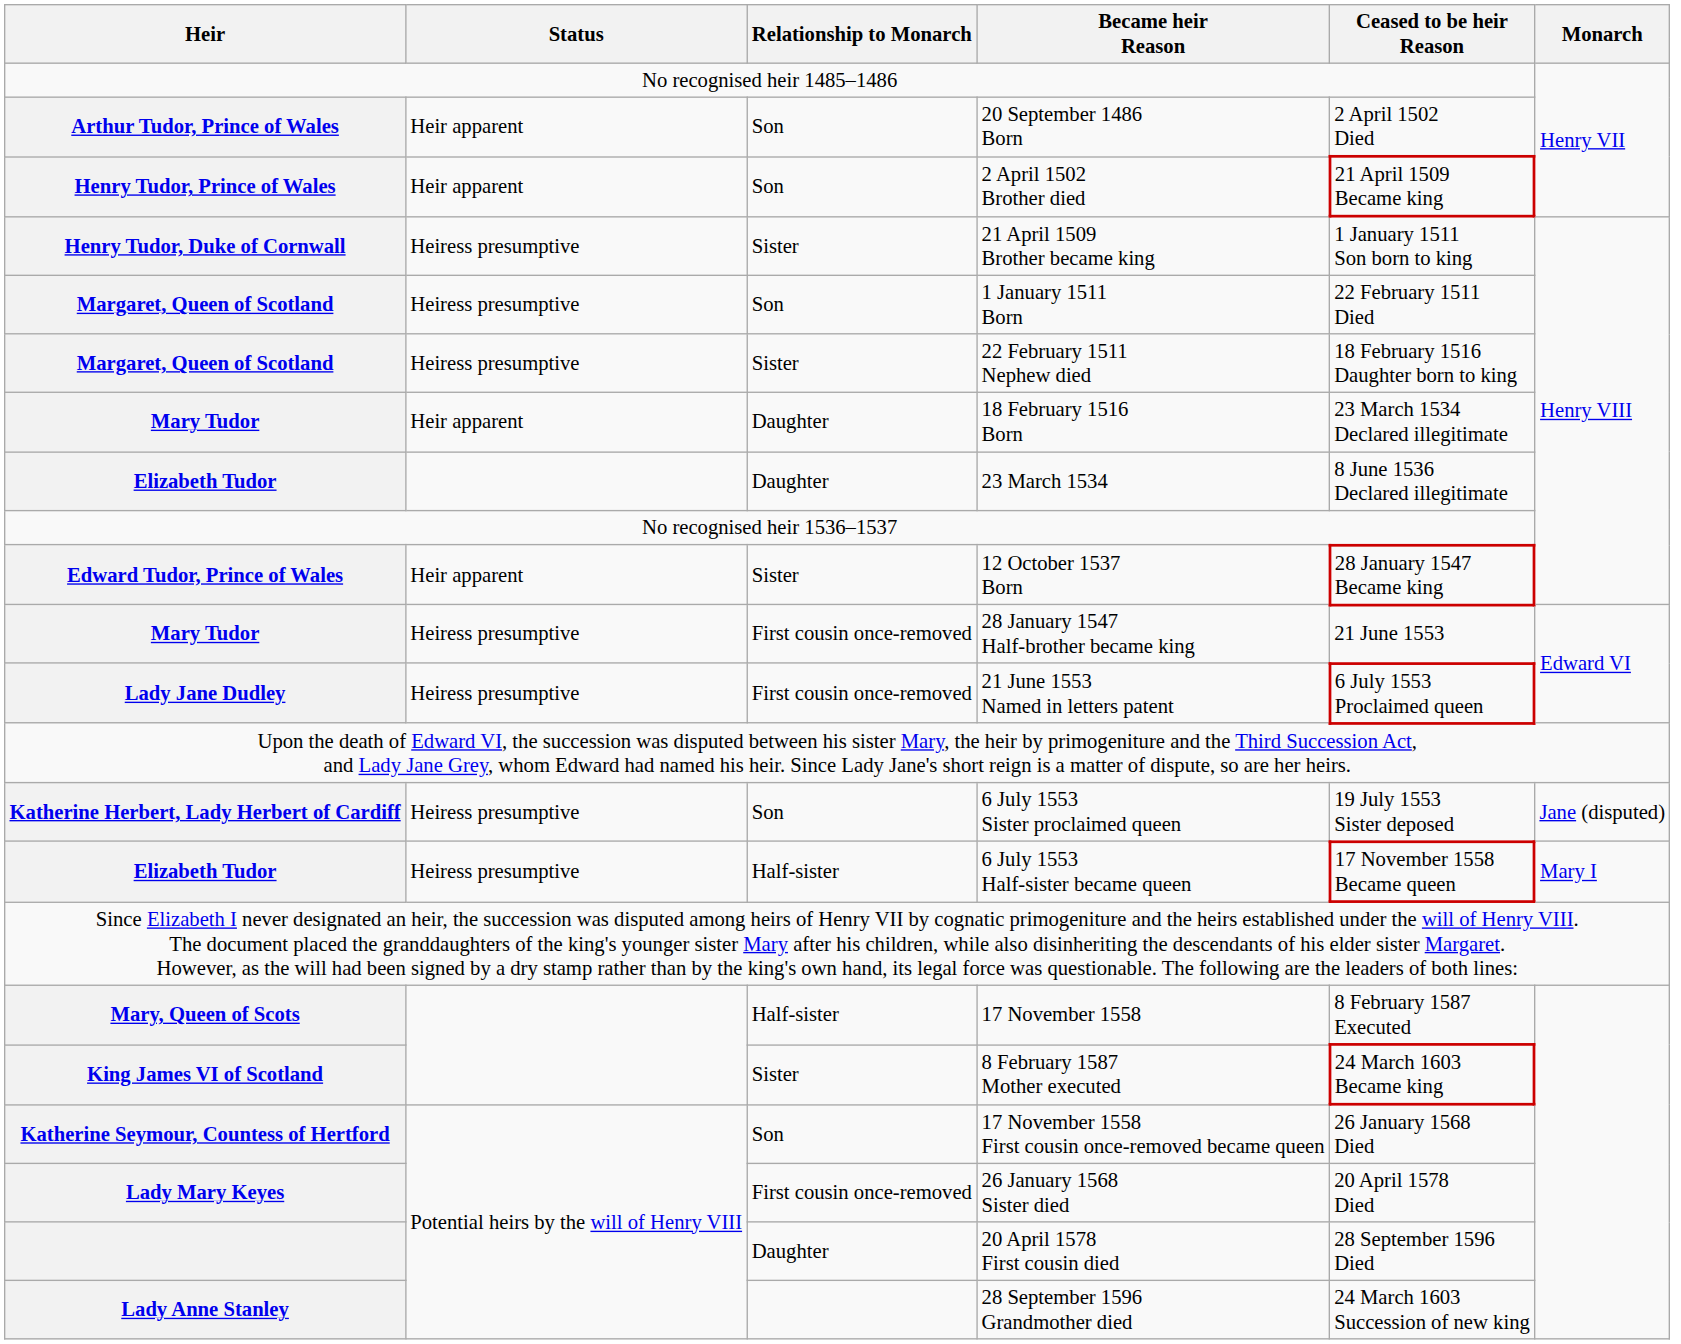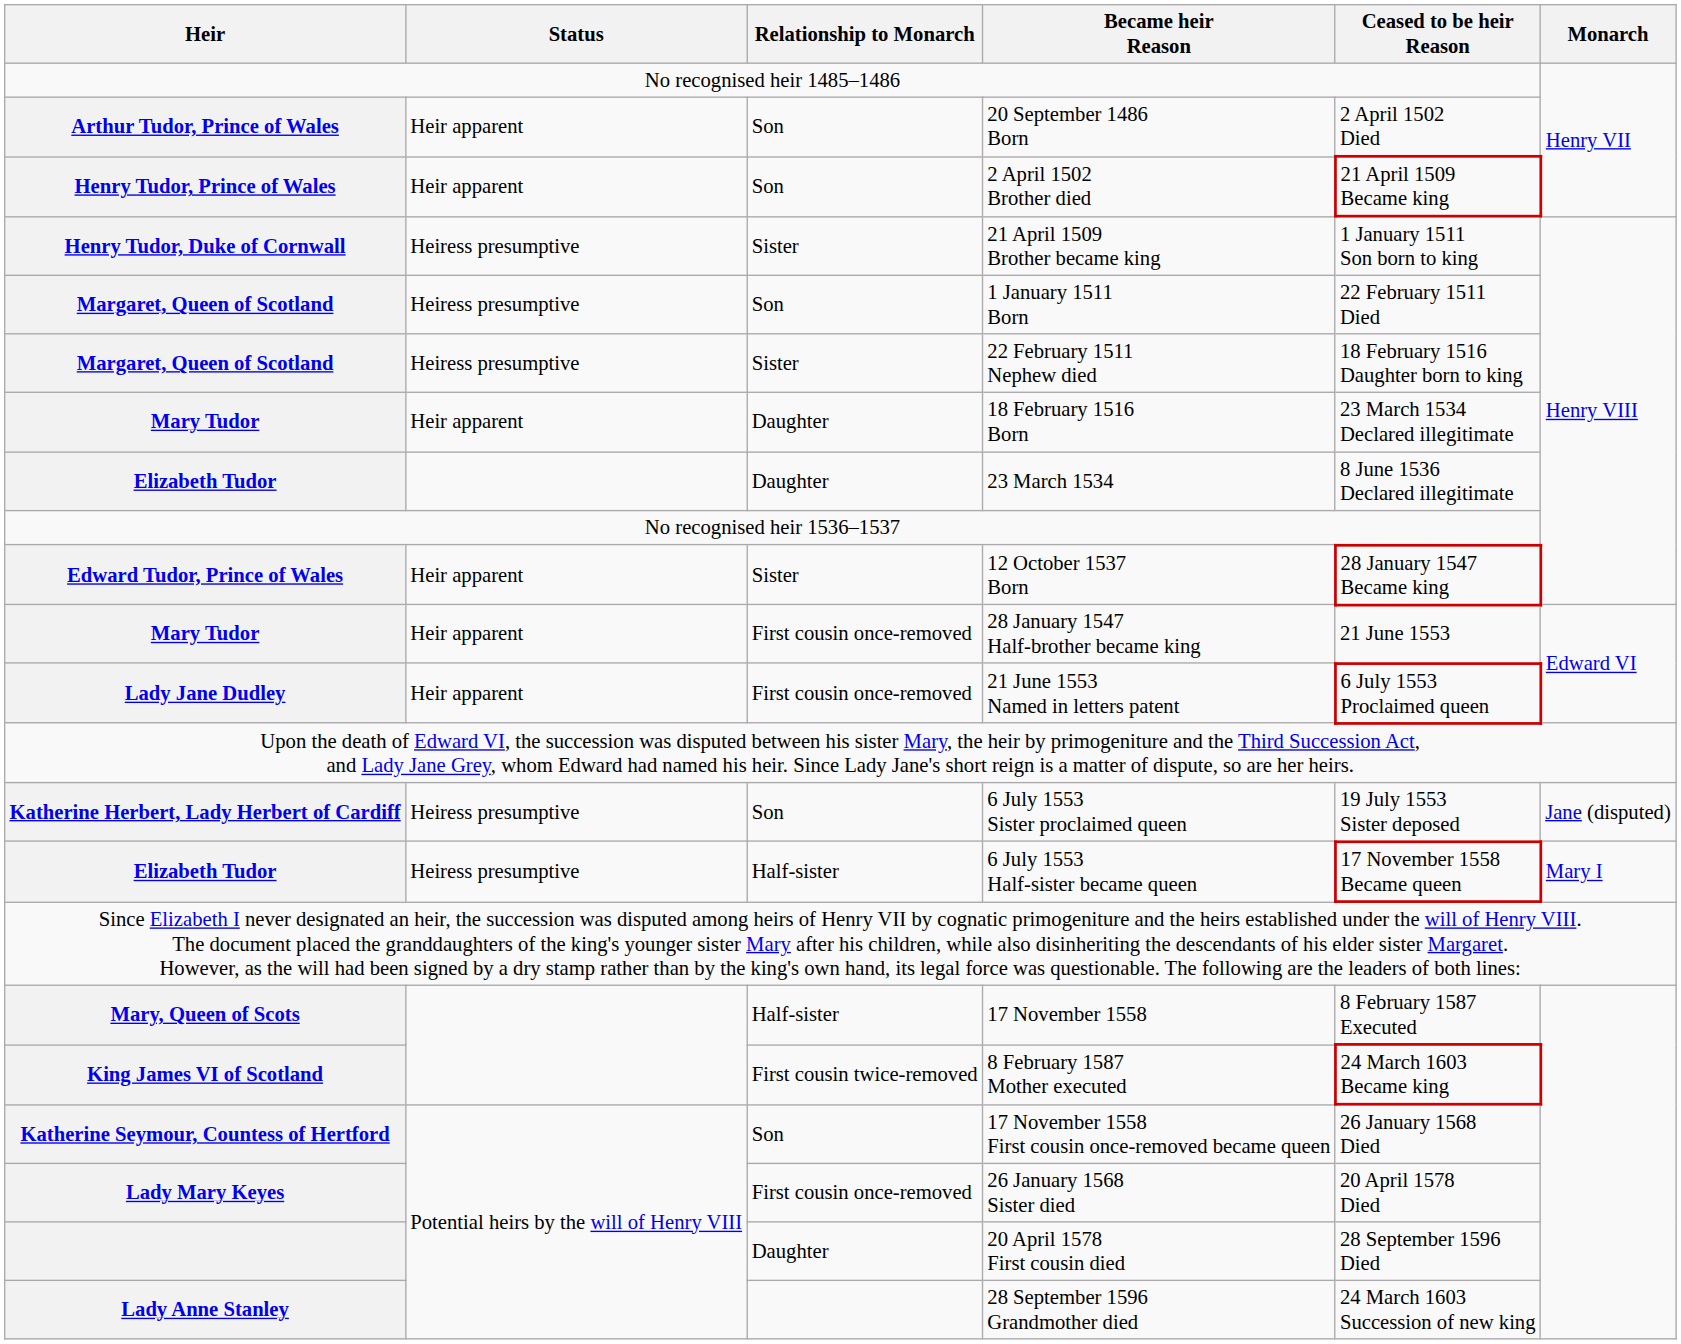(495, 633) Heiress presumptive -> (467, 633) Heir apparent
(495, 693) Heiress presumptive -> (467, 693) Heir apparent
(775, 1074) Sister -> (865, 1074) First cousin twice-removed
